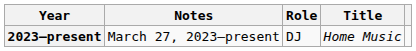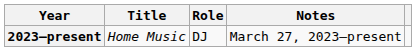columns swapped: (363, 15) <-> (194, 15)
